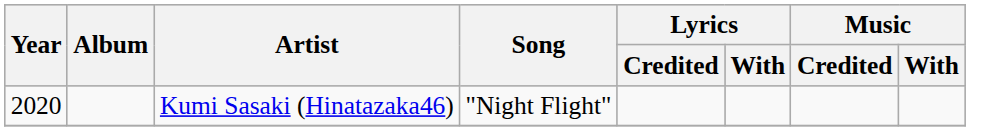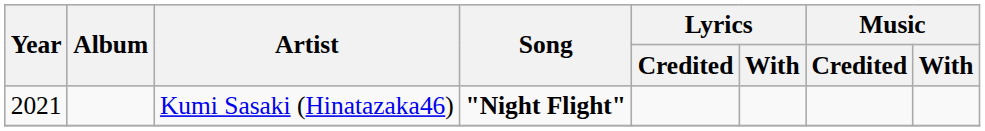(36, 105) 2020 -> (36, 105) 2021
(538, 105) normal -> (546, 105) bold
